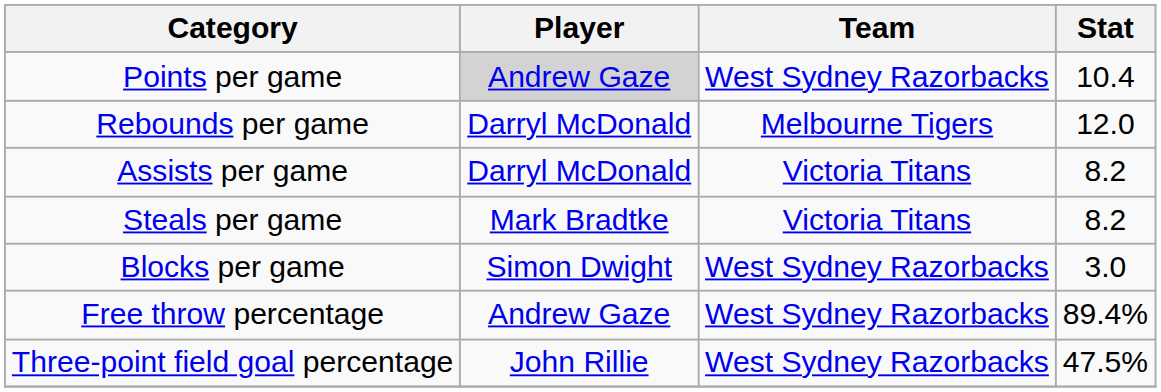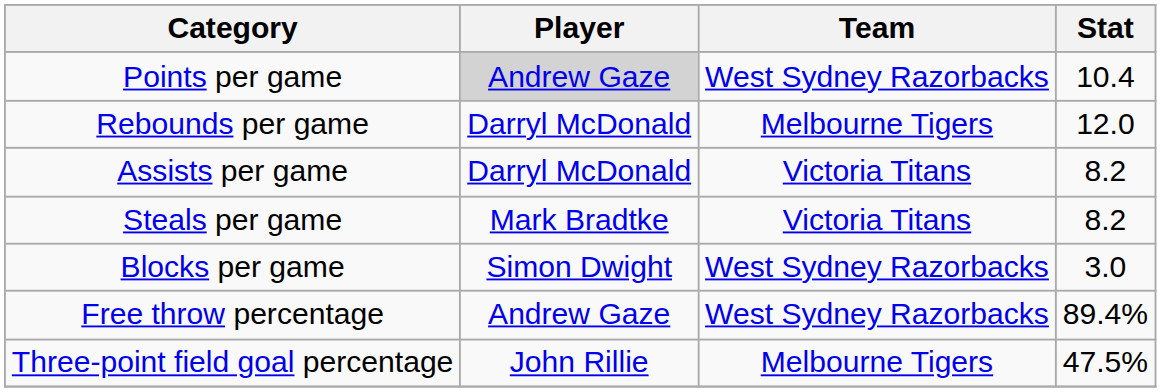(877, 362) West Sydney Razorbacks -> (877, 362) Melbourne Tigers
